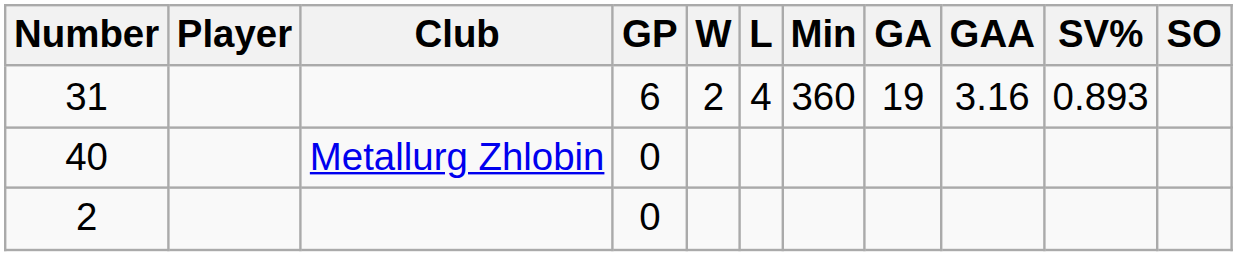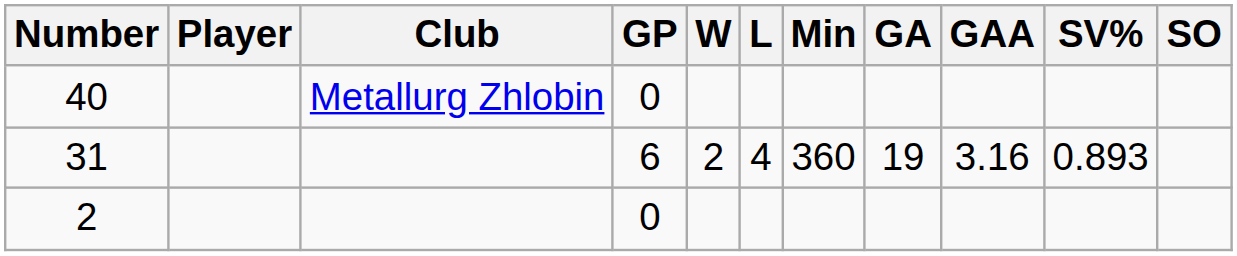rows swapped: (87, 95) <-> (87, 156)
